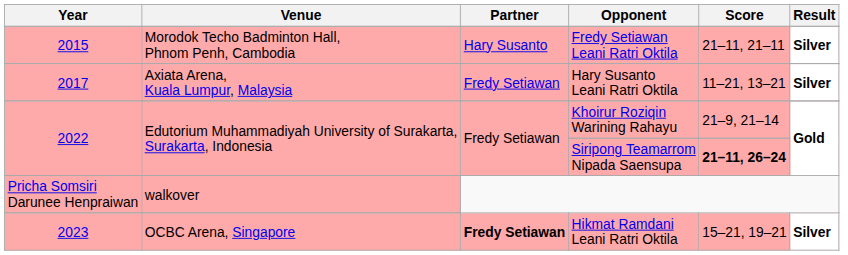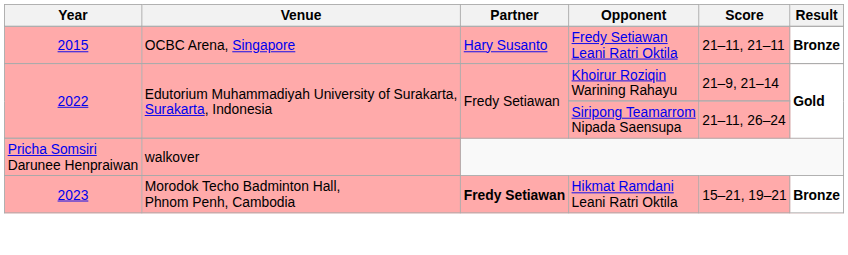(243, 45) Morodok Techo Badminton Hall, Phnom Penh, Cambodia -> (220, 45) OCBC Arena, Singapore
(812, 45) Silver -> (817, 45) Bronze
- row: (73, 83)
(744, 157) bold -> (744, 120) normal
(220, 232) OCBC Arena, Singapore -> (243, 195) Morodok Techo Badminton Hall, Phnom Penh, Cambodia
(812, 232) Silver -> (817, 195) Bronze
